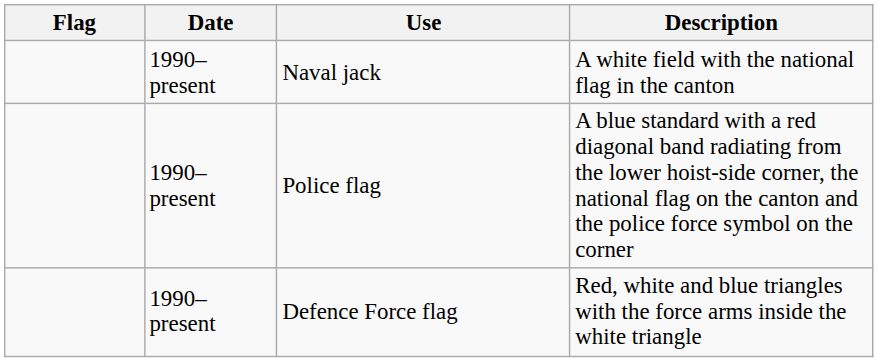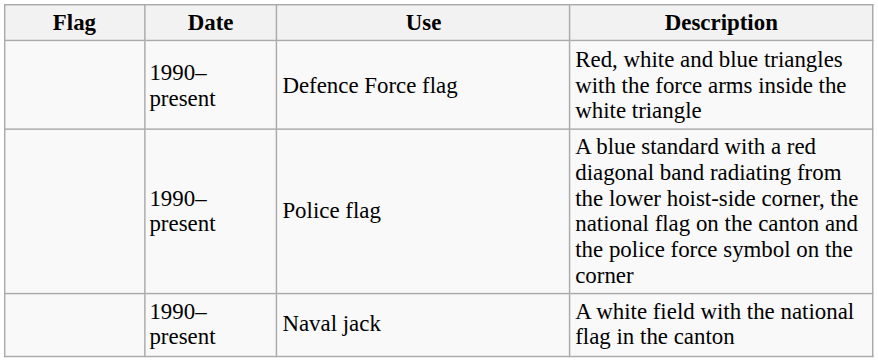rows swapped: (370, 311) <-> (332, 71)
